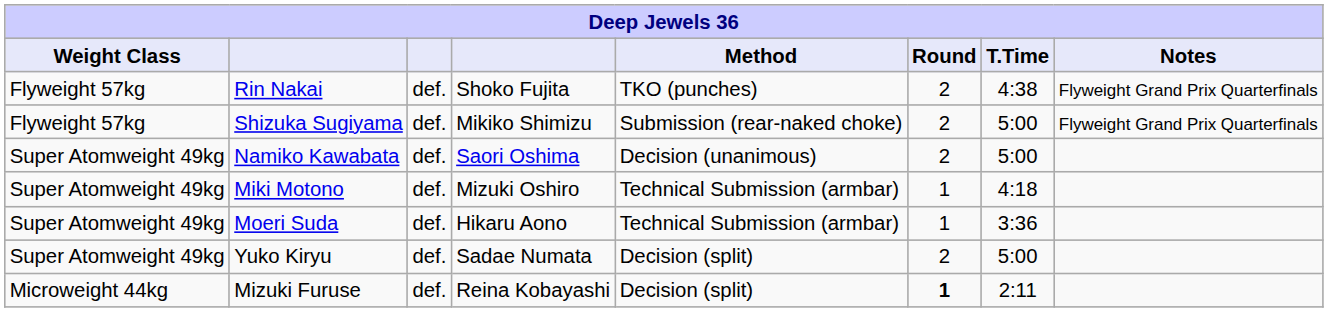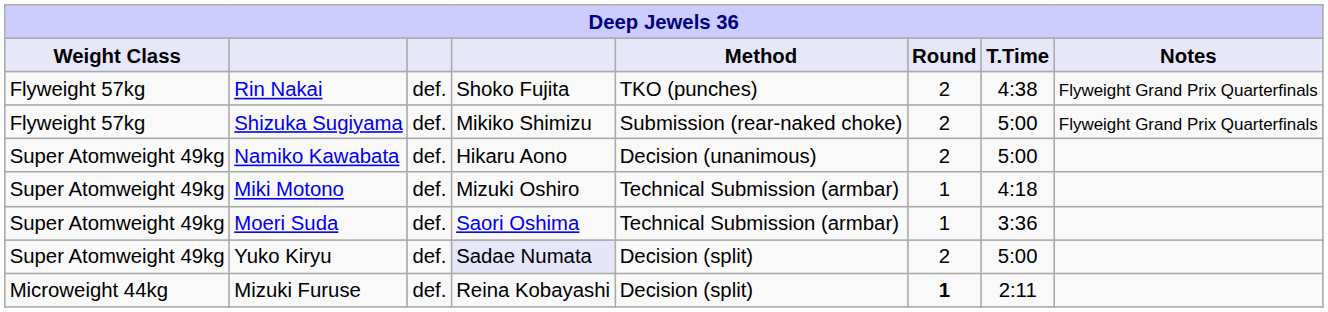(518, 156) Saori Oshima -> (512, 156) Hikaru Aono
(512, 223) Hikaru Aono -> (518, 223) Saori Oshima
(524, 256) no background -> (524, 256) lavender background
